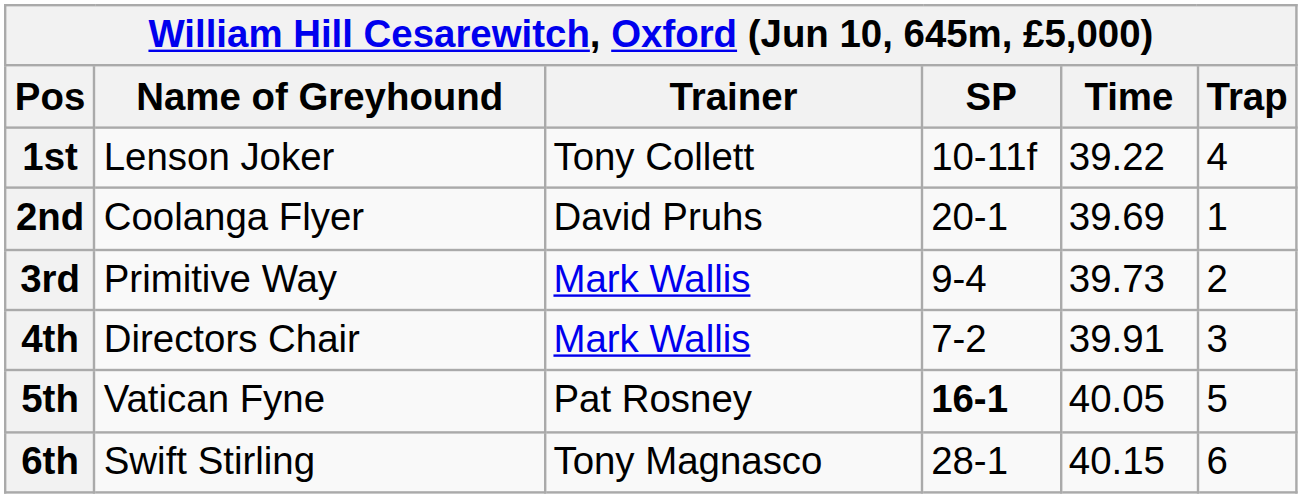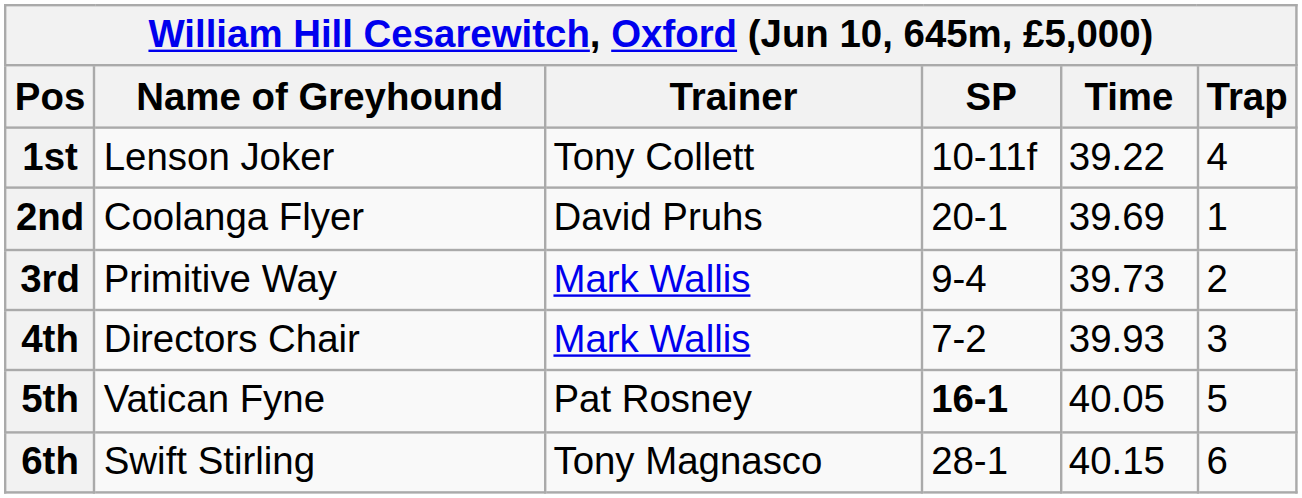(1117, 339) 39.91 -> (1117, 339) 39.93
